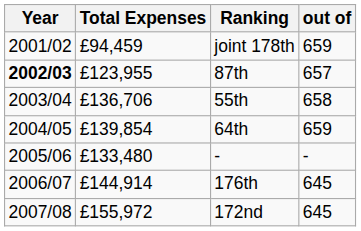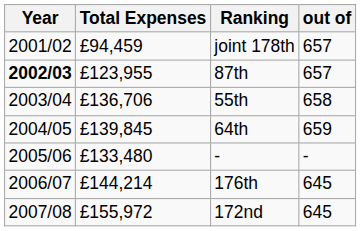(317, 45) 659 -> (317, 45) 657
(116, 128) £139,854 -> (116, 128) £139,845
(116, 184) £144,914 -> (116, 184) £144,214
